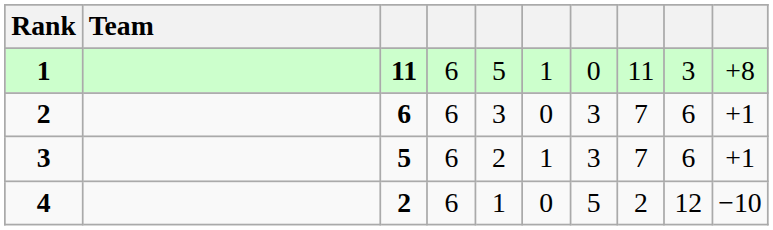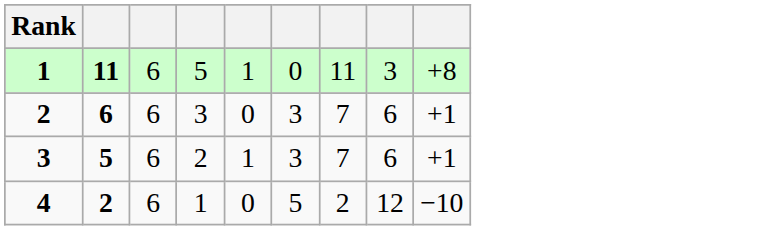- column: (121, 26)
